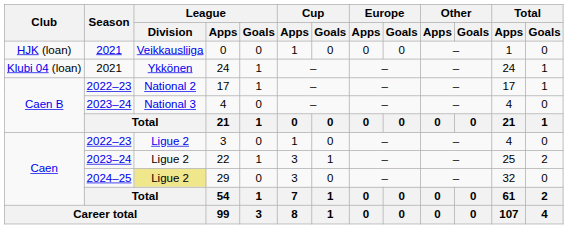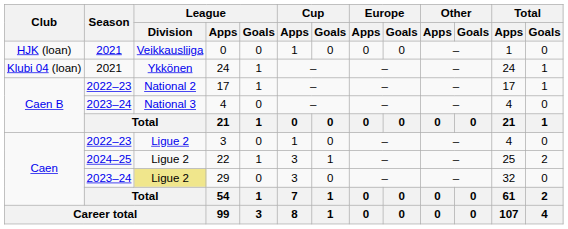(109, 159) 2023–24 -> (109, 159) 2024–25
(109, 178) 2024–25 -> (109, 178) 2023–24
